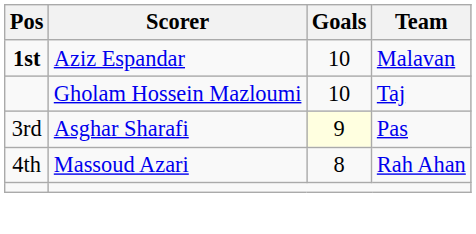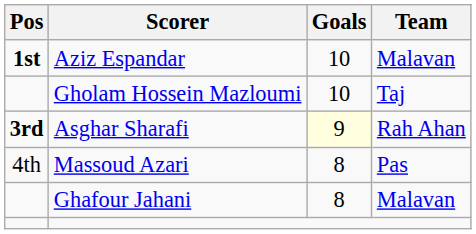(27, 128) normal -> (27, 128) bold
(392, 128) Pas -> (421, 128) Rah Ahan
(421, 164) Rah Ahan -> (392, 164) Pas
+ row: (123, 199)
